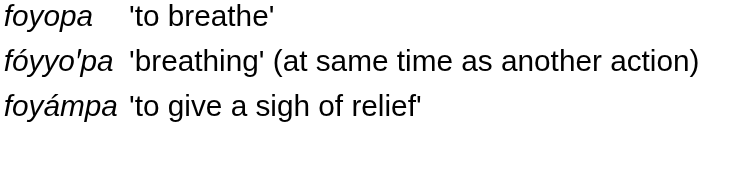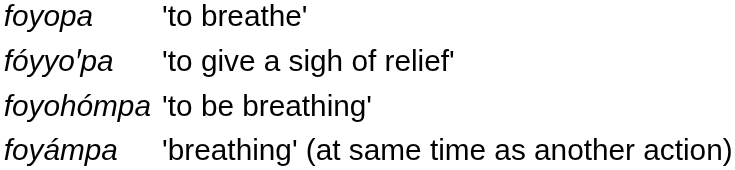(414, 61) 'breathing' (at same time as another action) -> (308, 61) 'to give a sigh of relief'
+ row: (77, 105)
(275, 105) 'to give a sigh of relief' -> (447, 150) 'breathing' (at same time as another action)
